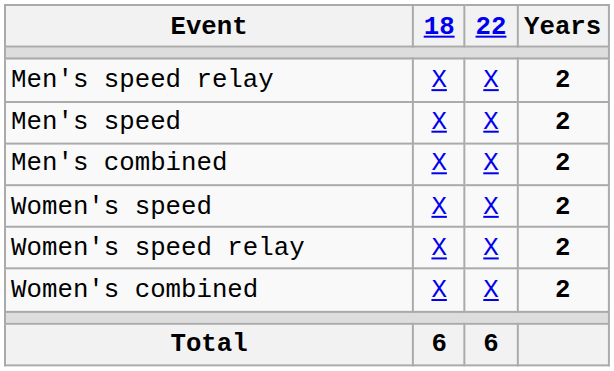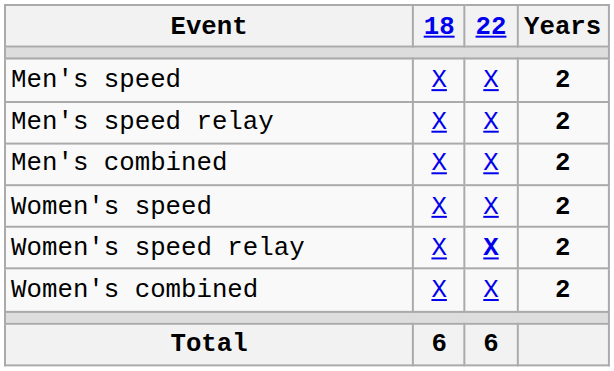rows swapped: (96, 122) <-> (142, 80)
(491, 248) normal -> (491, 248) bold
